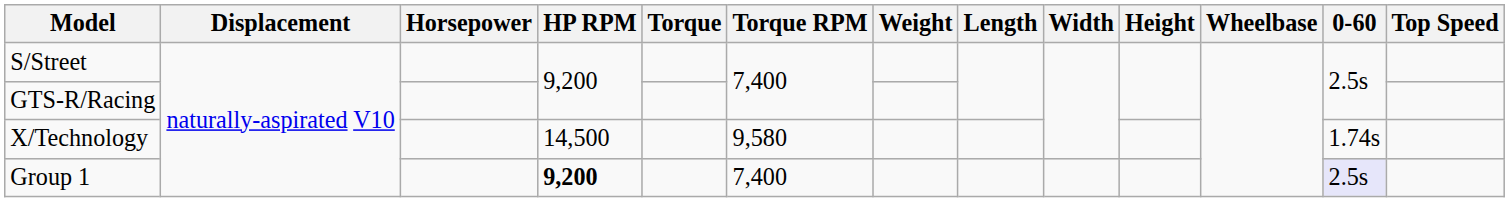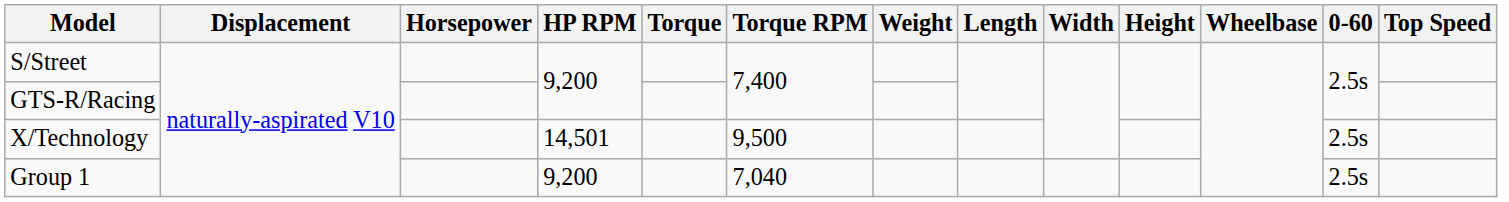(576, 138) 14,500 -> (576, 138) 14,501
(760, 138) 9,580 -> (760, 138) 9,500
(1354, 138) 1.74s -> (1348, 138) 2.5s
(570, 176) bold -> (570, 176) normal
(760, 176) 7,400 -> (760, 176) 7,040
(1348, 176) lavender background -> (1348, 176) no background
